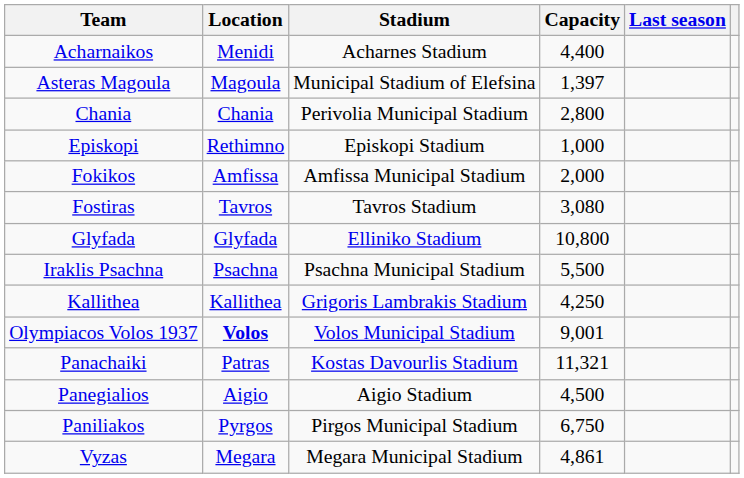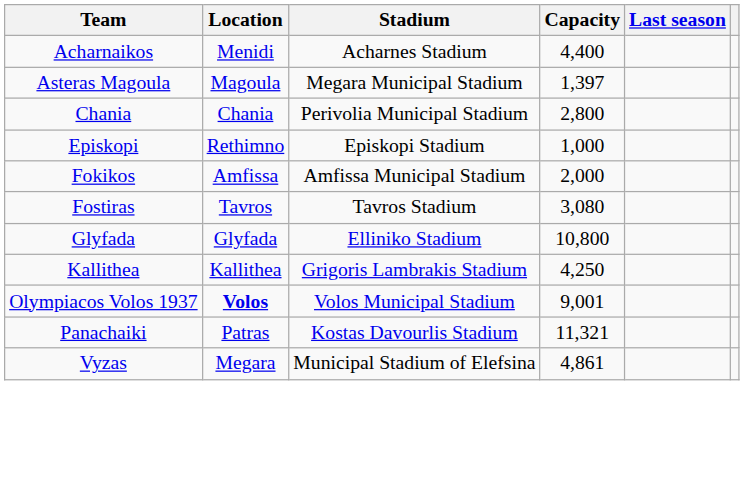(414, 82) Municipal Stadium of Elefsina -> (414, 82) Megara Municipal Stadium
- row: (103, 269)
- row: (103, 394)
- row: (103, 425)
(414, 457) Megara Municipal Stadium -> (414, 363) Municipal Stadium of Elefsina
